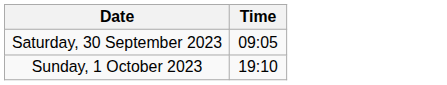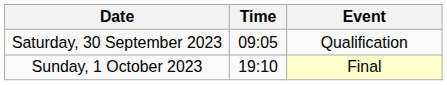+ column: (364, 17)
